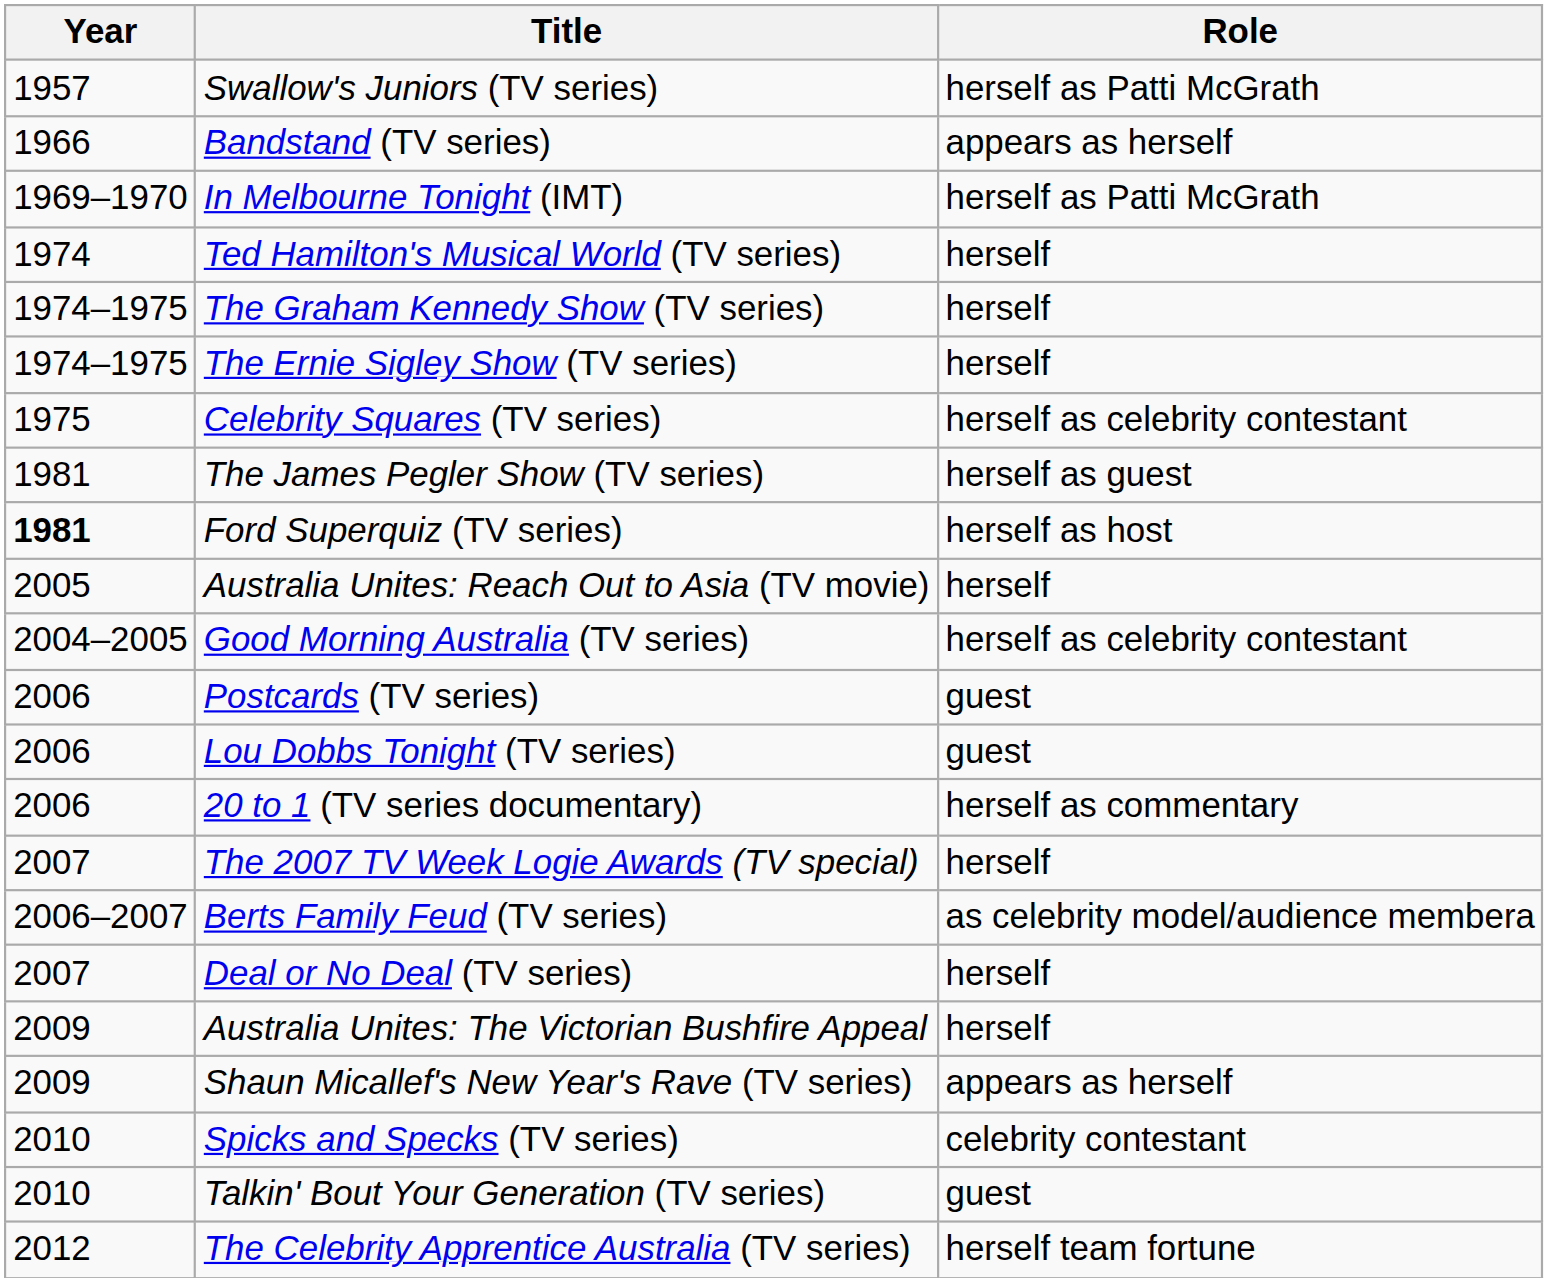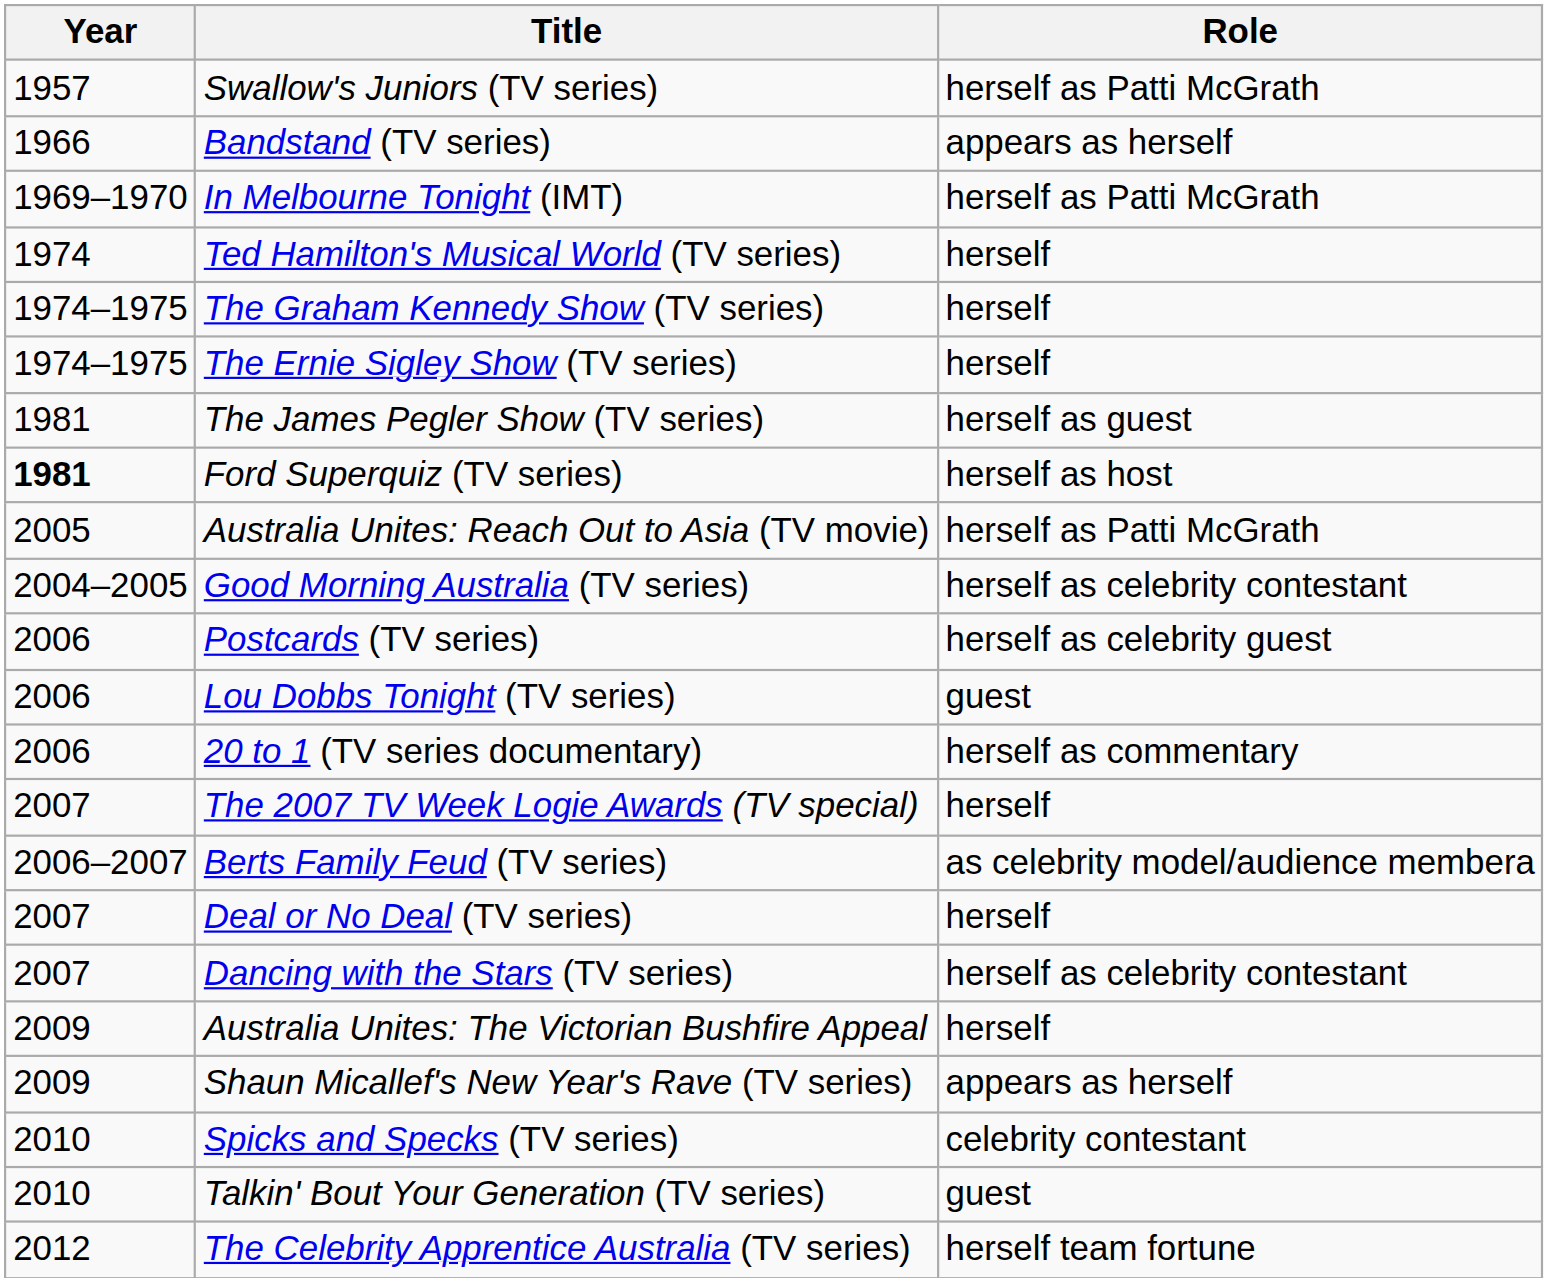- row: (433, 419)
(998, 585) herself -> (1133, 530) herself as Patti McGrath
(988, 695) guest -> (1138, 640) herself as celebrity guest
+ row: (468, 972)
